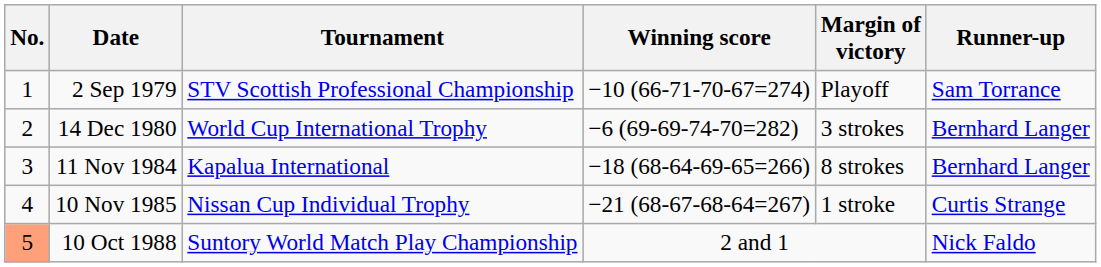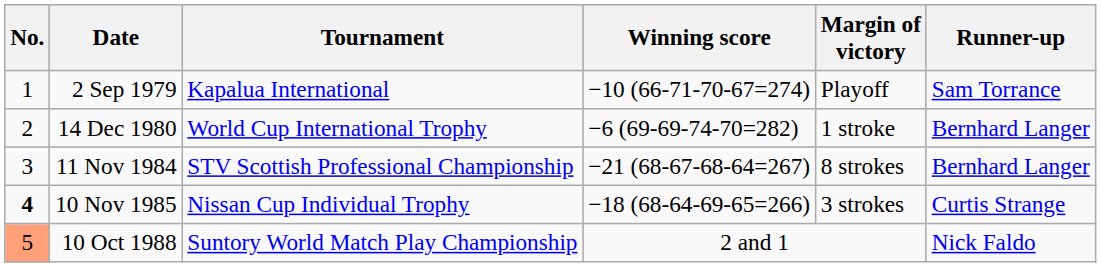(380, 89) STV Scottish Professional Championship -> (288, 89) Kapalua International
(862, 128) 3 strokes -> (858, 128) 1 stroke
(288, 166) Kapalua International -> (380, 166) STV Scottish Professional Championship
(699, 166) −18 (68-64-69-65=266) -> (699, 166) −21 (68-67-68-64=267)
(27, 204) normal -> (27, 204) bold
(699, 204) −21 (68-67-68-64=267) -> (699, 204) −18 (68-64-69-65=266)
(858, 204) 1 stroke -> (862, 204) 3 strokes
